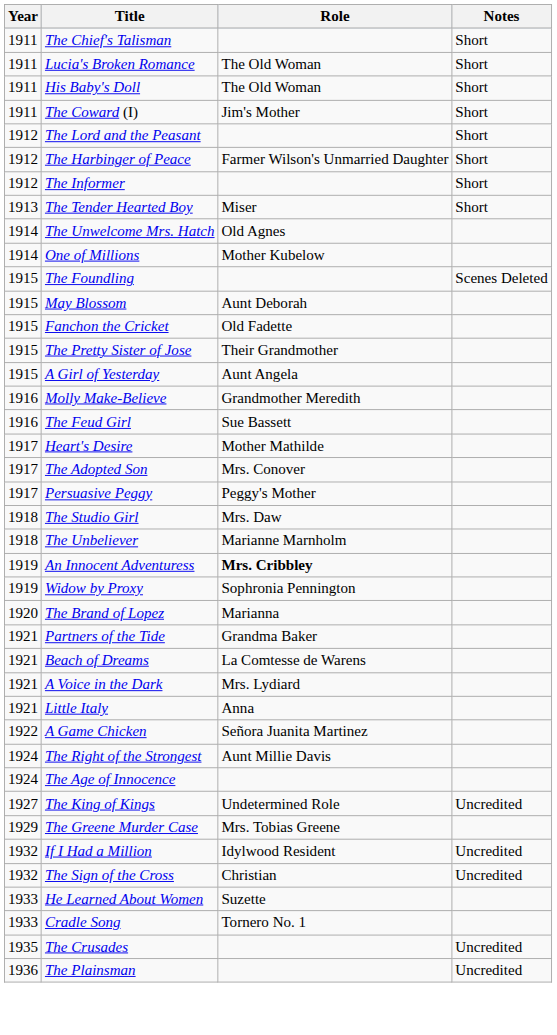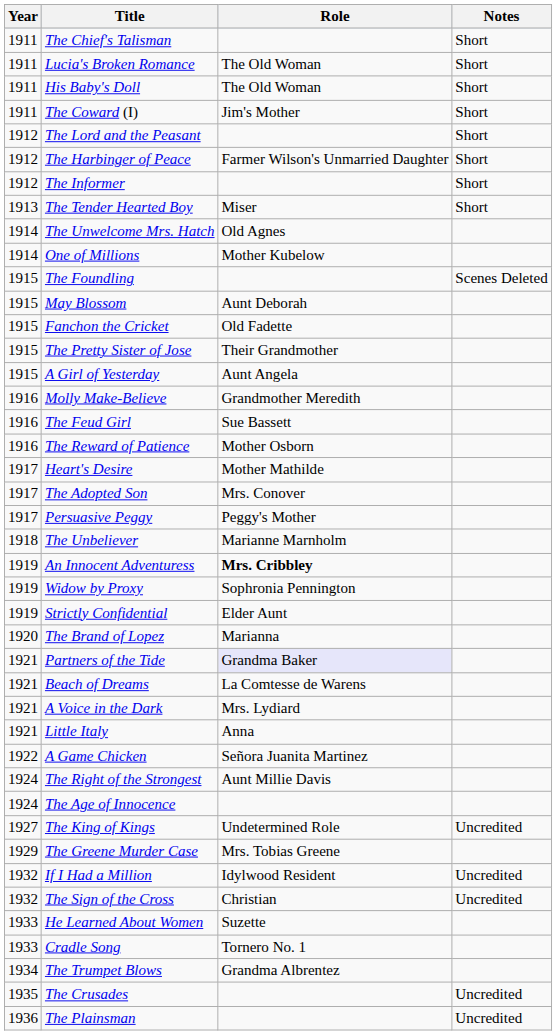+ row: (117, 445)
- row: (92, 517)
+ row: (106, 612)
(269, 636) no background -> (269, 660) lavender background
+ row: (103, 970)
